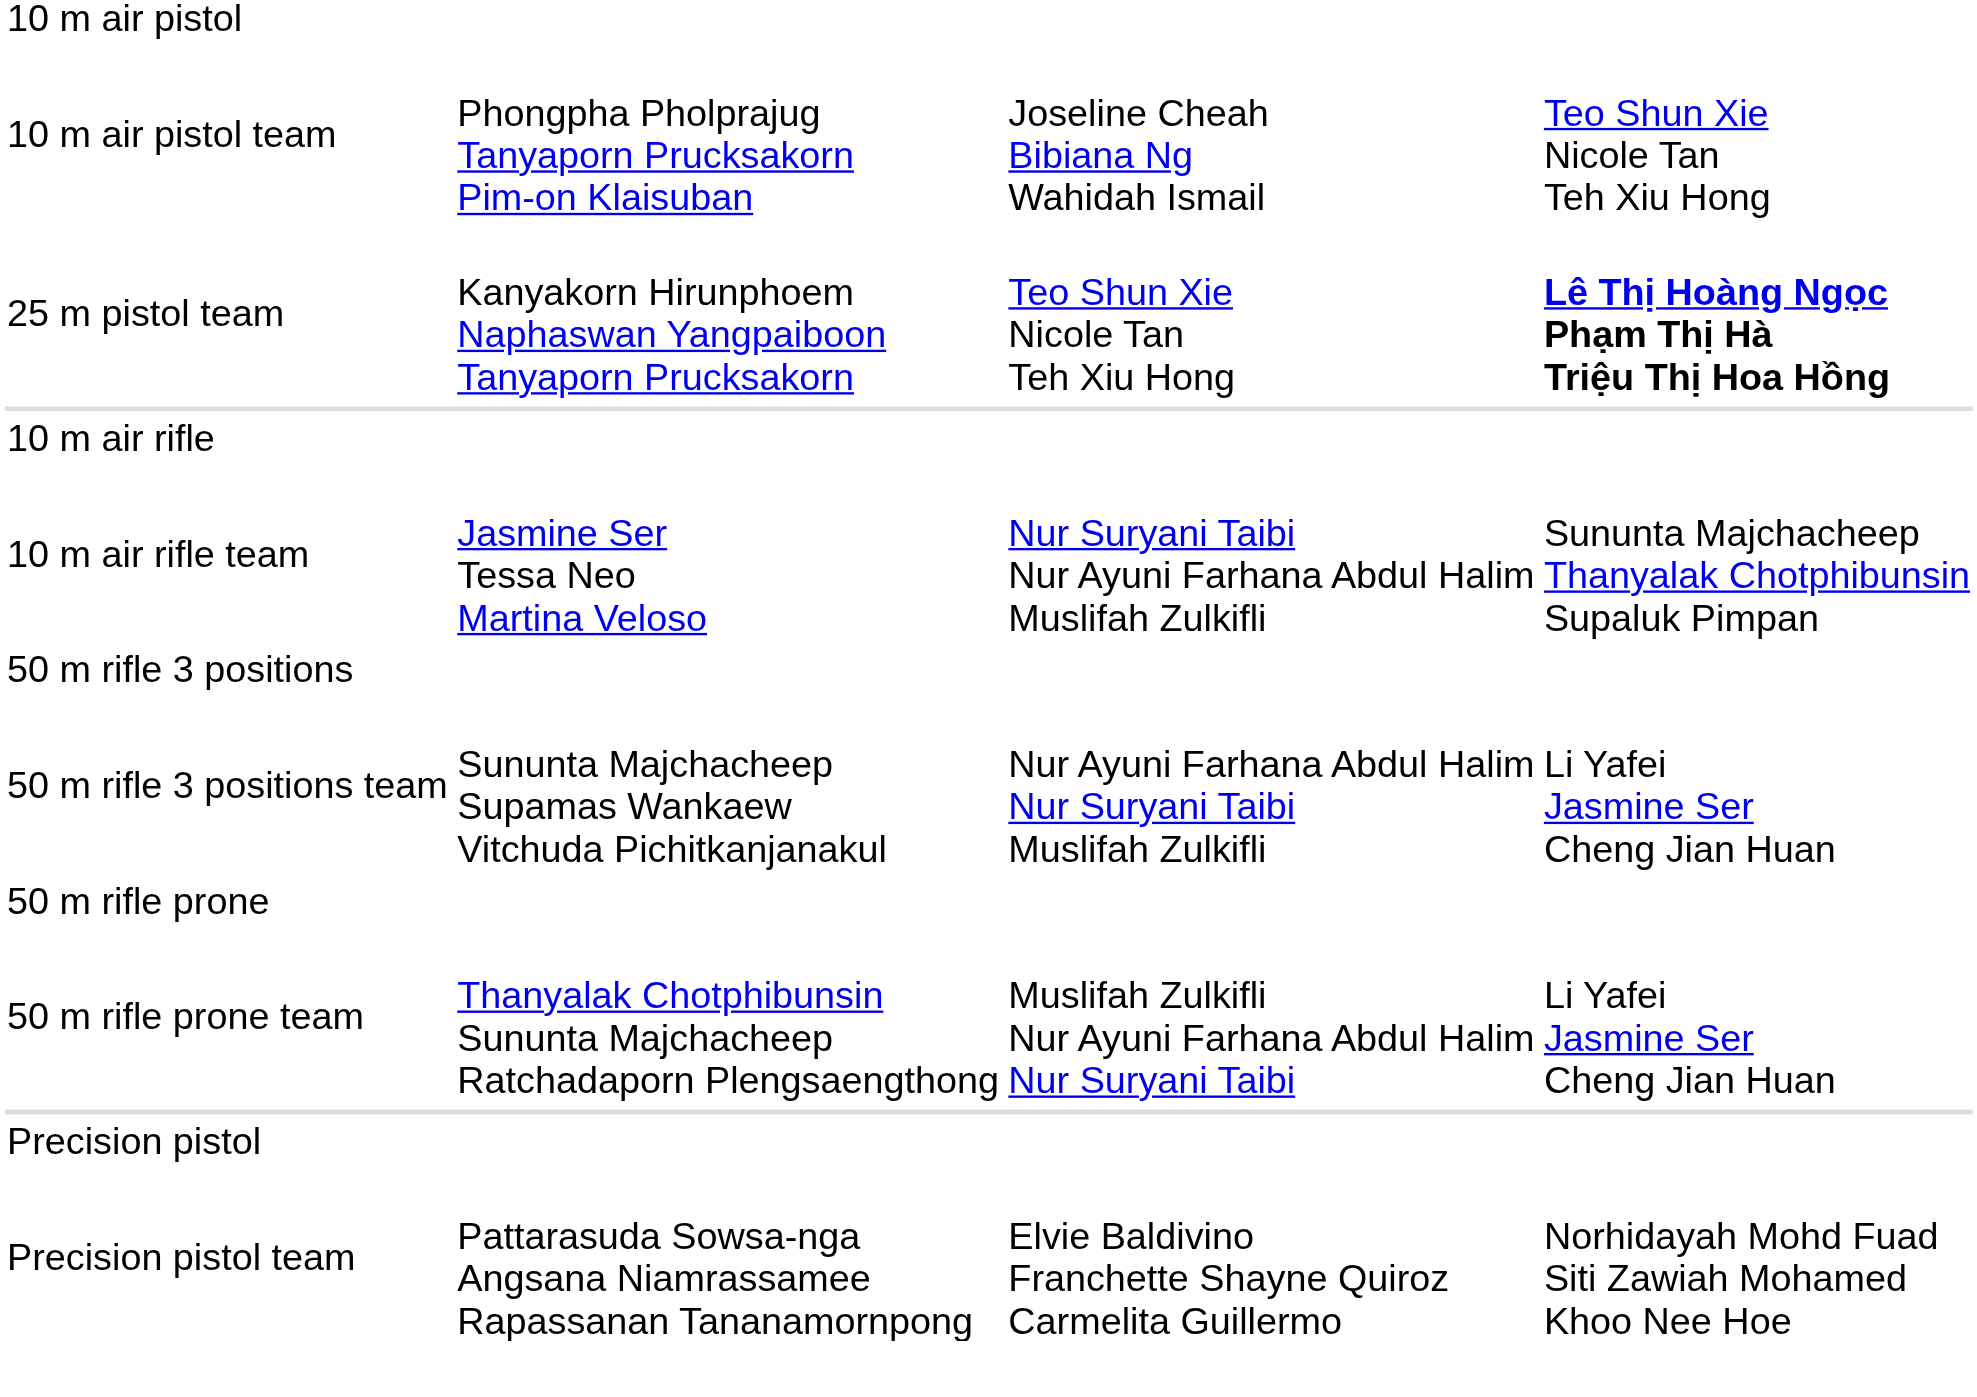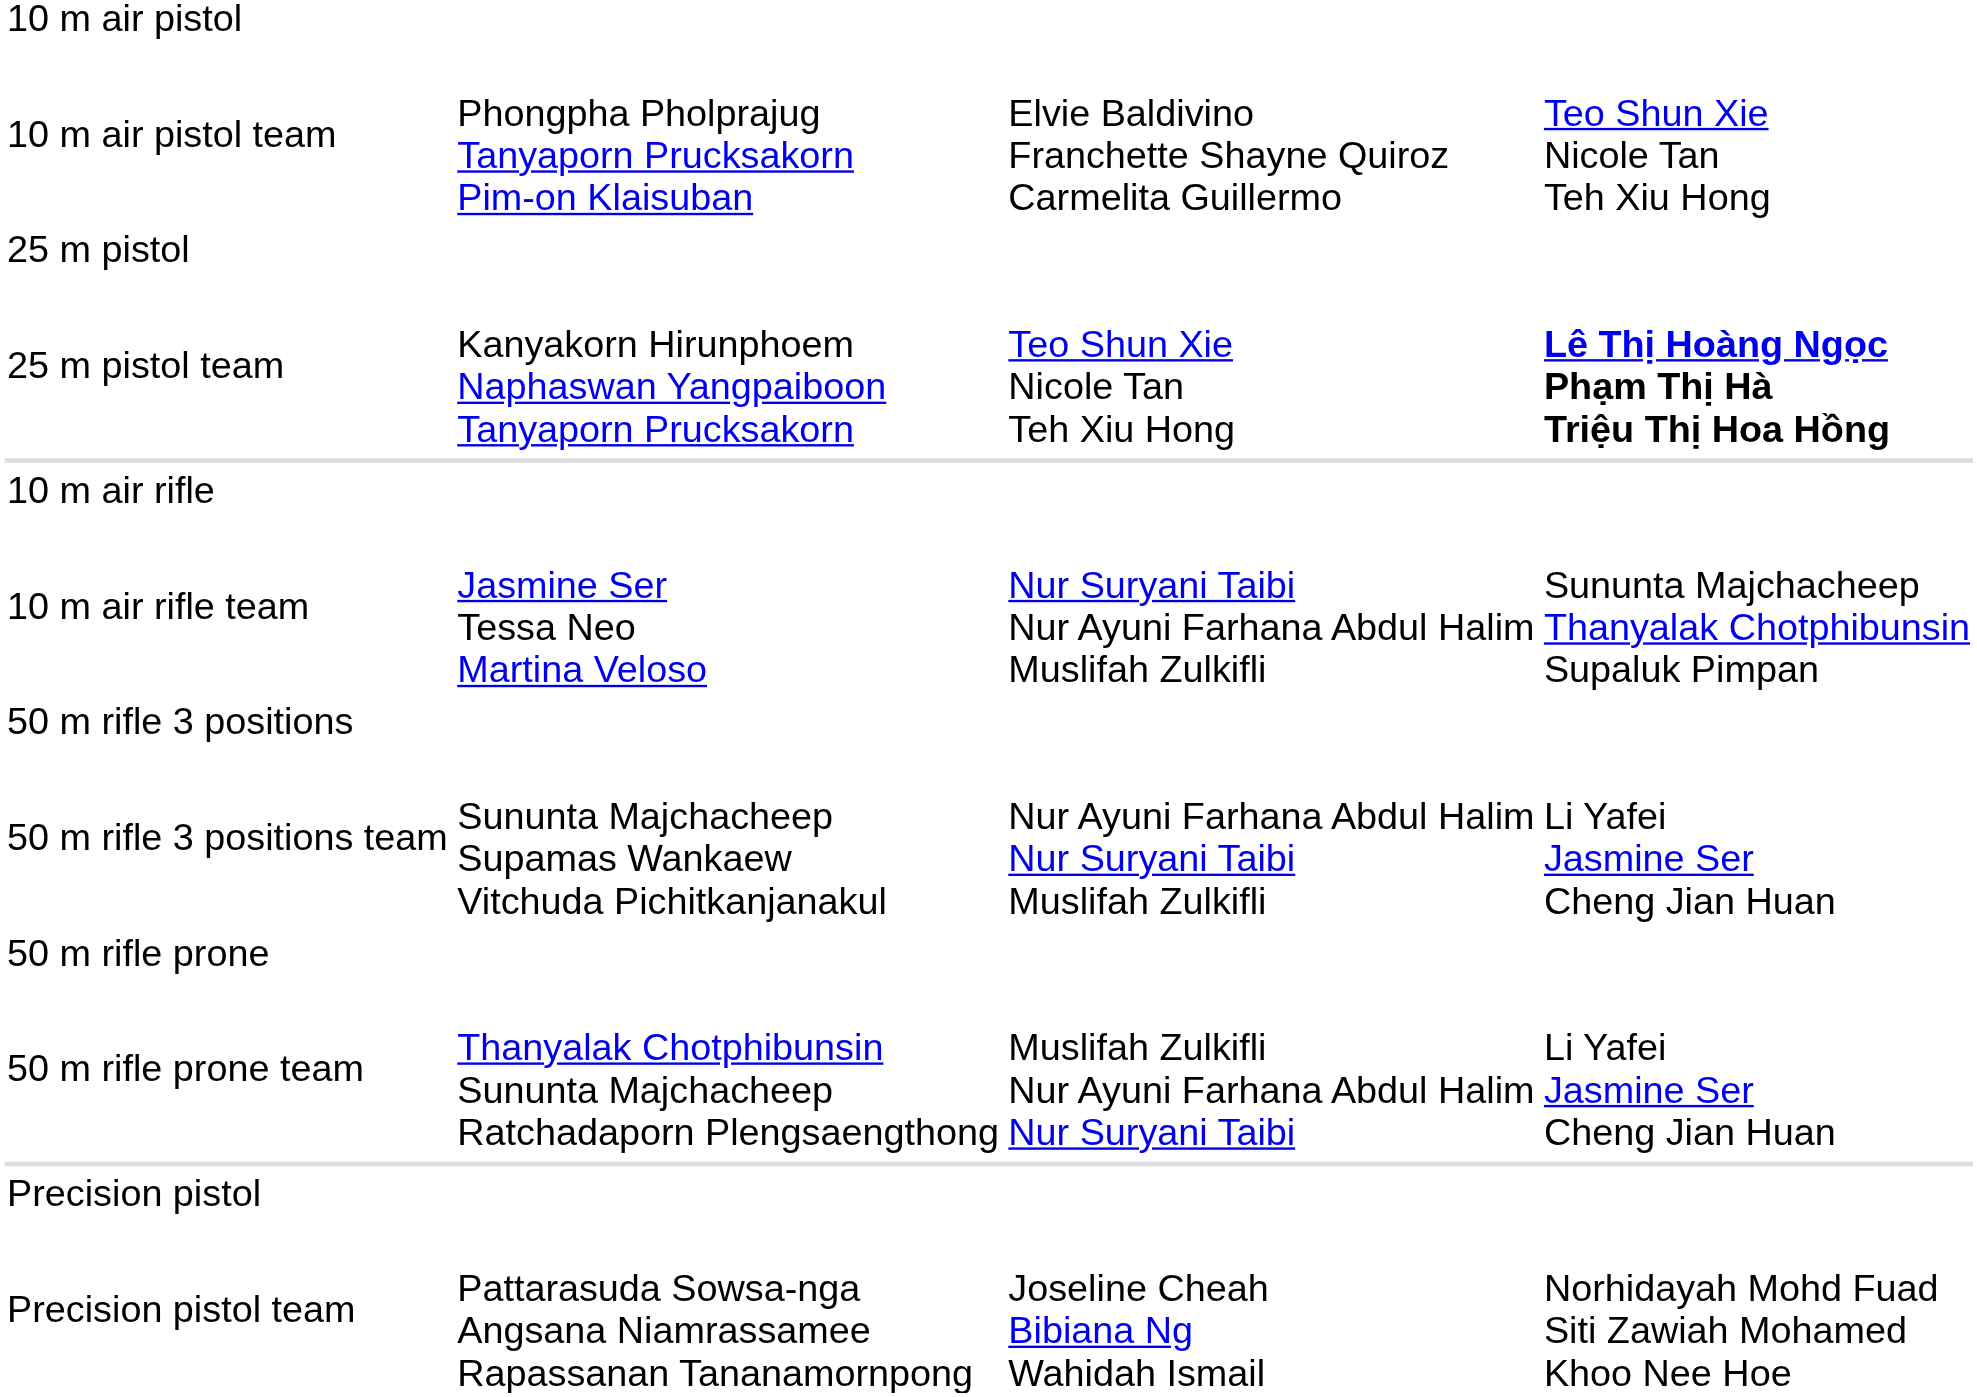(1138, 155) Joseline Cheah Bibiana Ng Wahidah Ismail -> (1229, 155) Elvie Baldivino Franchette Shayne Quiroz Carmelita Guillermo
+ row: (98, 249)
(1229, 1278) Elvie Baldivino Franchette Shayne Quiroz Carmelita Guillermo -> (1138, 1330) Joseline Cheah Bibiana Ng Wahidah Ismail
